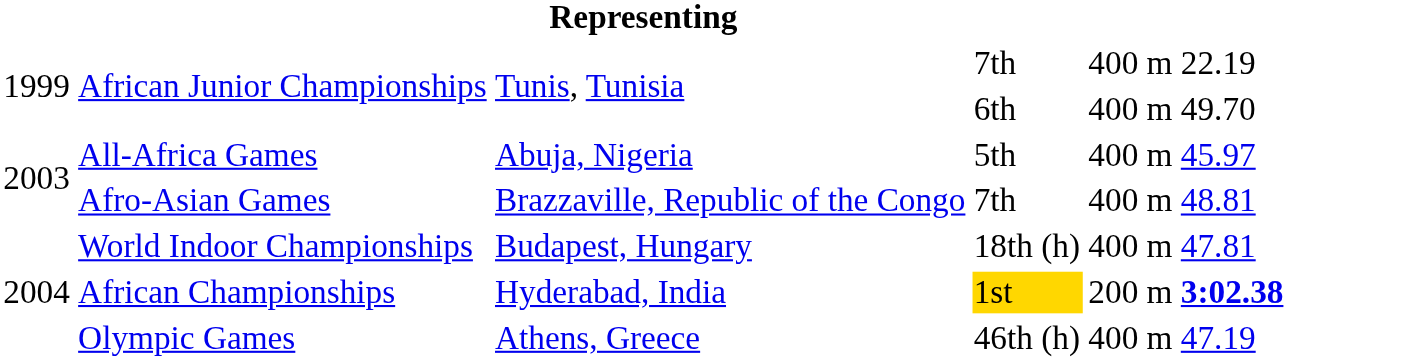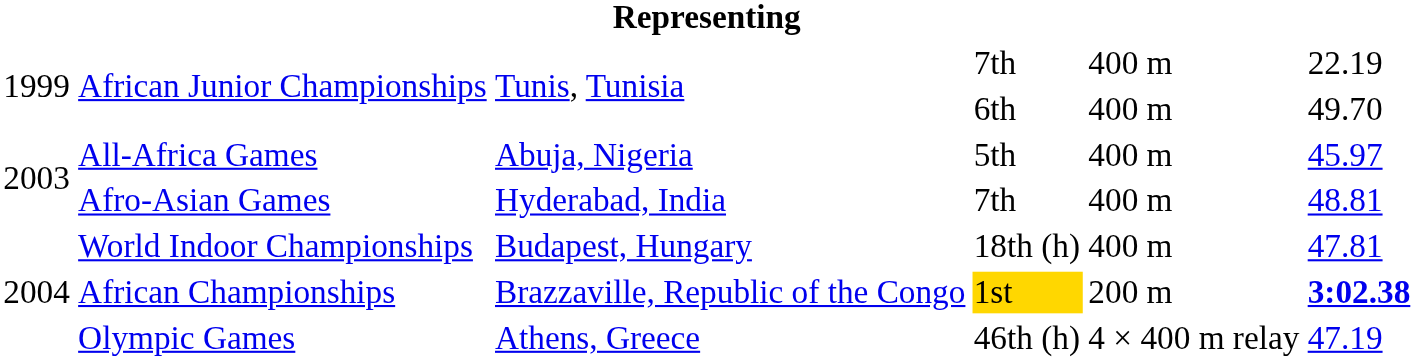(730, 200) Brazzaville, Republic of the Congo -> (611, 200) Hyderabad, India
(611, 291) Hyderabad, India -> (730, 291) Brazzaville, Republic of the Congo
(1130, 337) 400 m -> (1194, 337) 4 × 400 m relay
